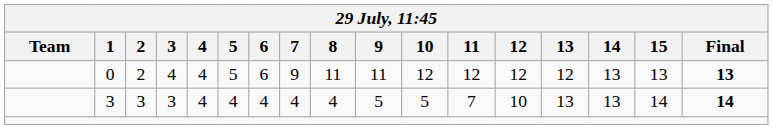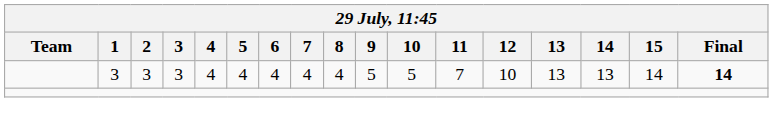- row: (110, 74)
